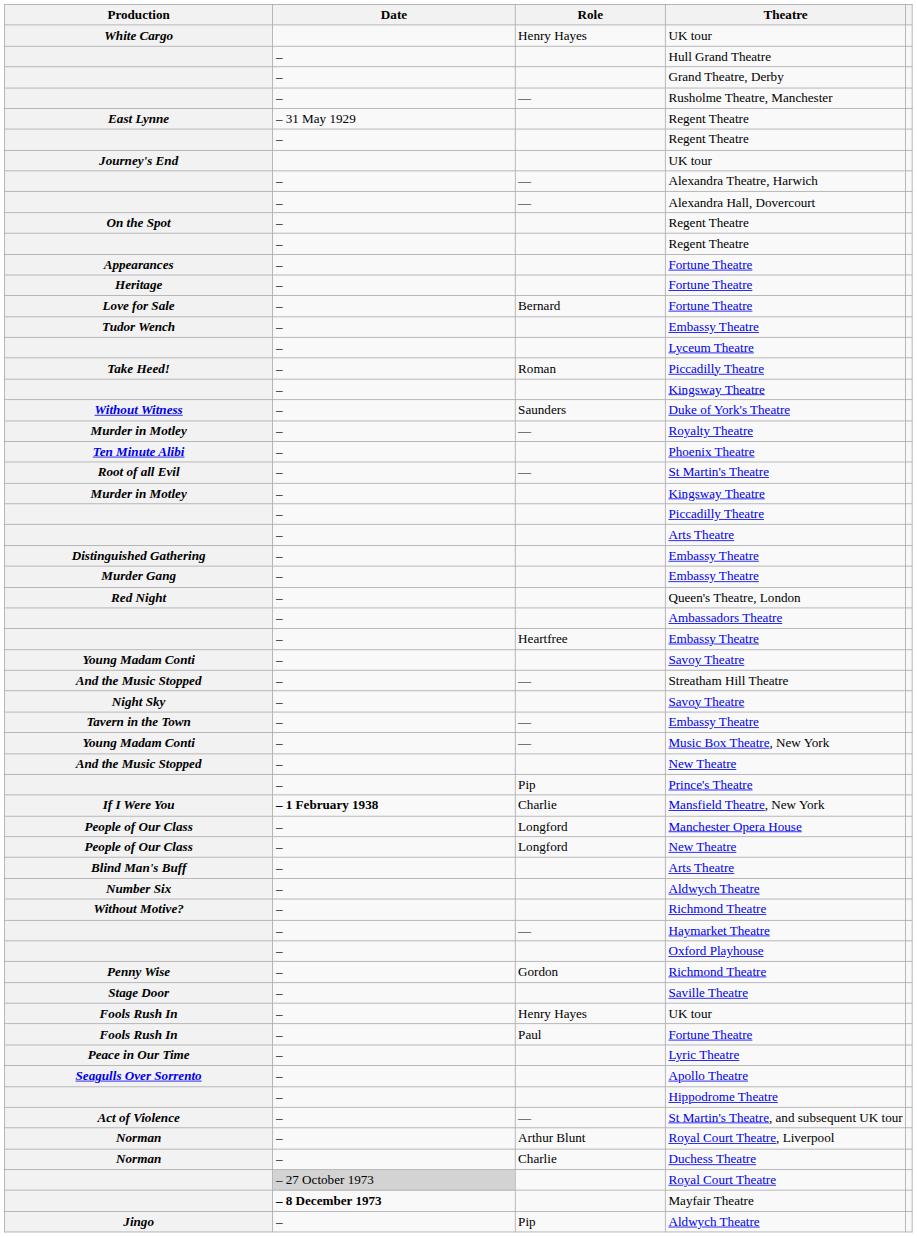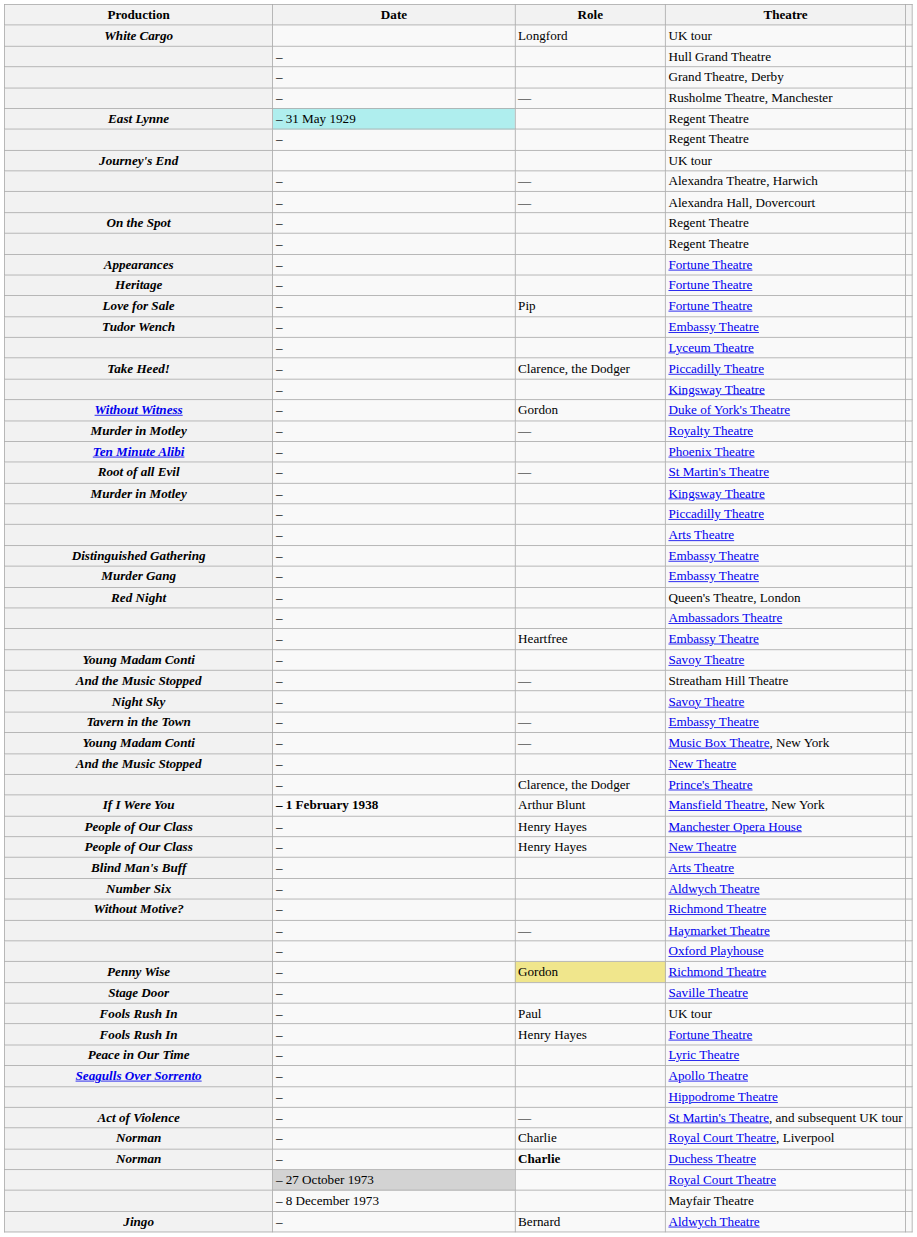(553, 35) Henry Hayes -> (543, 35) Longford
(316, 118) no background -> (316, 118) paleturquoise background
(539, 306) Bernard -> (527, 306) Pip
(537, 368) Roman -> (574, 368) Clarence, the Dodger
(542, 410) Saunders -> (538, 410) Gordon
(527, 784) Pip -> (574, 784) Clarence, the Dodger
(537, 805) Charlie -> (552, 805) Arthur Blunt
(543, 826) Longford -> (553, 826) Henry Hayes
(543, 847) Longford -> (553, 847) Henry Hayes
(538, 972) no background -> (538, 972) khaki background
(553, 1013) Henry Hayes -> (530, 1013) Paul
(530, 1034) Paul -> (553, 1034) Henry Hayes
(552, 1138) Arthur Blunt -> (537, 1138) Charlie
(537, 1159) normal -> (539, 1159) bold
(329, 1200) bold -> (327, 1200) normal
(527, 1221) Pip -> (539, 1221) Bernard
